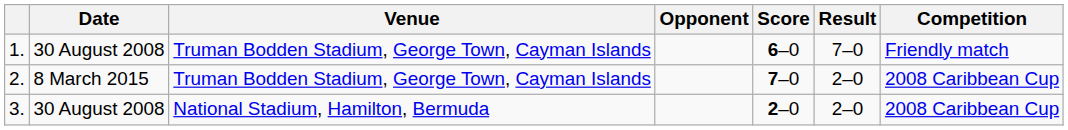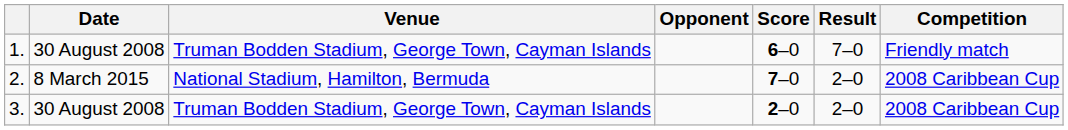(412, 79) Truman Bodden Stadium, George Town, Cayman Islands -> (331, 79) National Stadium, Hamilton, Bermuda
(331, 109) National Stadium, Hamilton, Bermuda -> (412, 109) Truman Bodden Stadium, George Town, Cayman Islands
